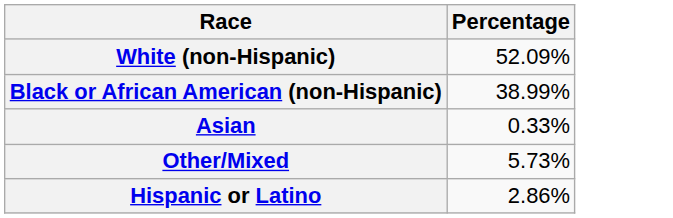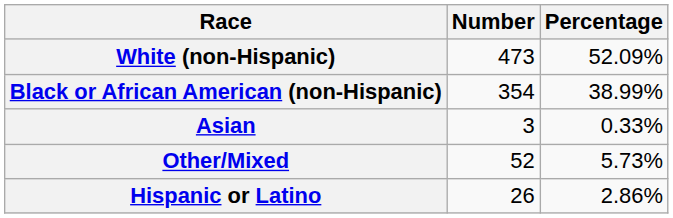+ column: (493, 21)
